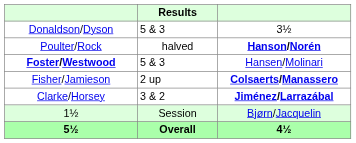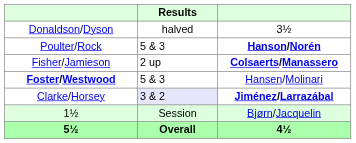(153, 29) 5 & 3 -> (178, 29) halved
(178, 46) halved -> (153, 46) 5 & 3
rows swapped: (71, 79) <-> (71, 63)
(153, 96) no background -> (153, 96) lavender background
